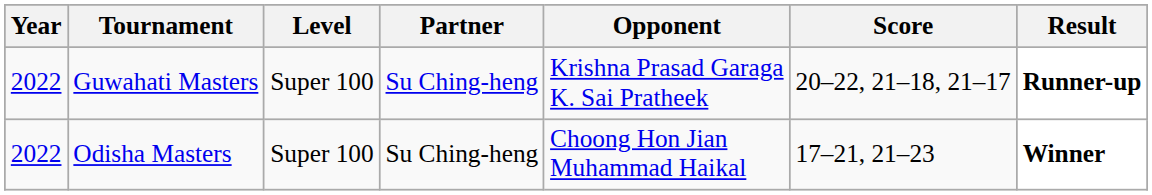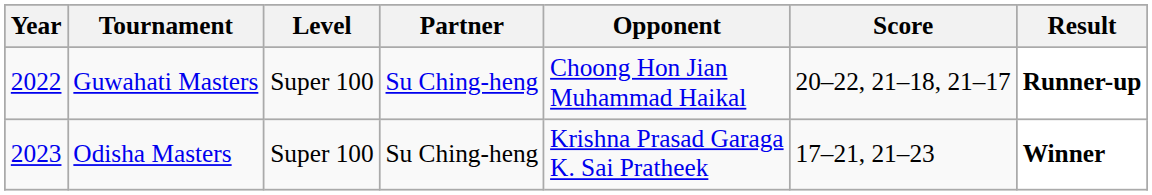(667, 82) Krishna Prasad Garaga K. Sai Pratheek -> (648, 82) Choong Hon Jian Muhammad Haikal
(36, 154) 2022 -> (36, 154) 2023
(648, 154) Choong Hon Jian Muhammad Haikal -> (667, 154) Krishna Prasad Garaga K. Sai Pratheek
